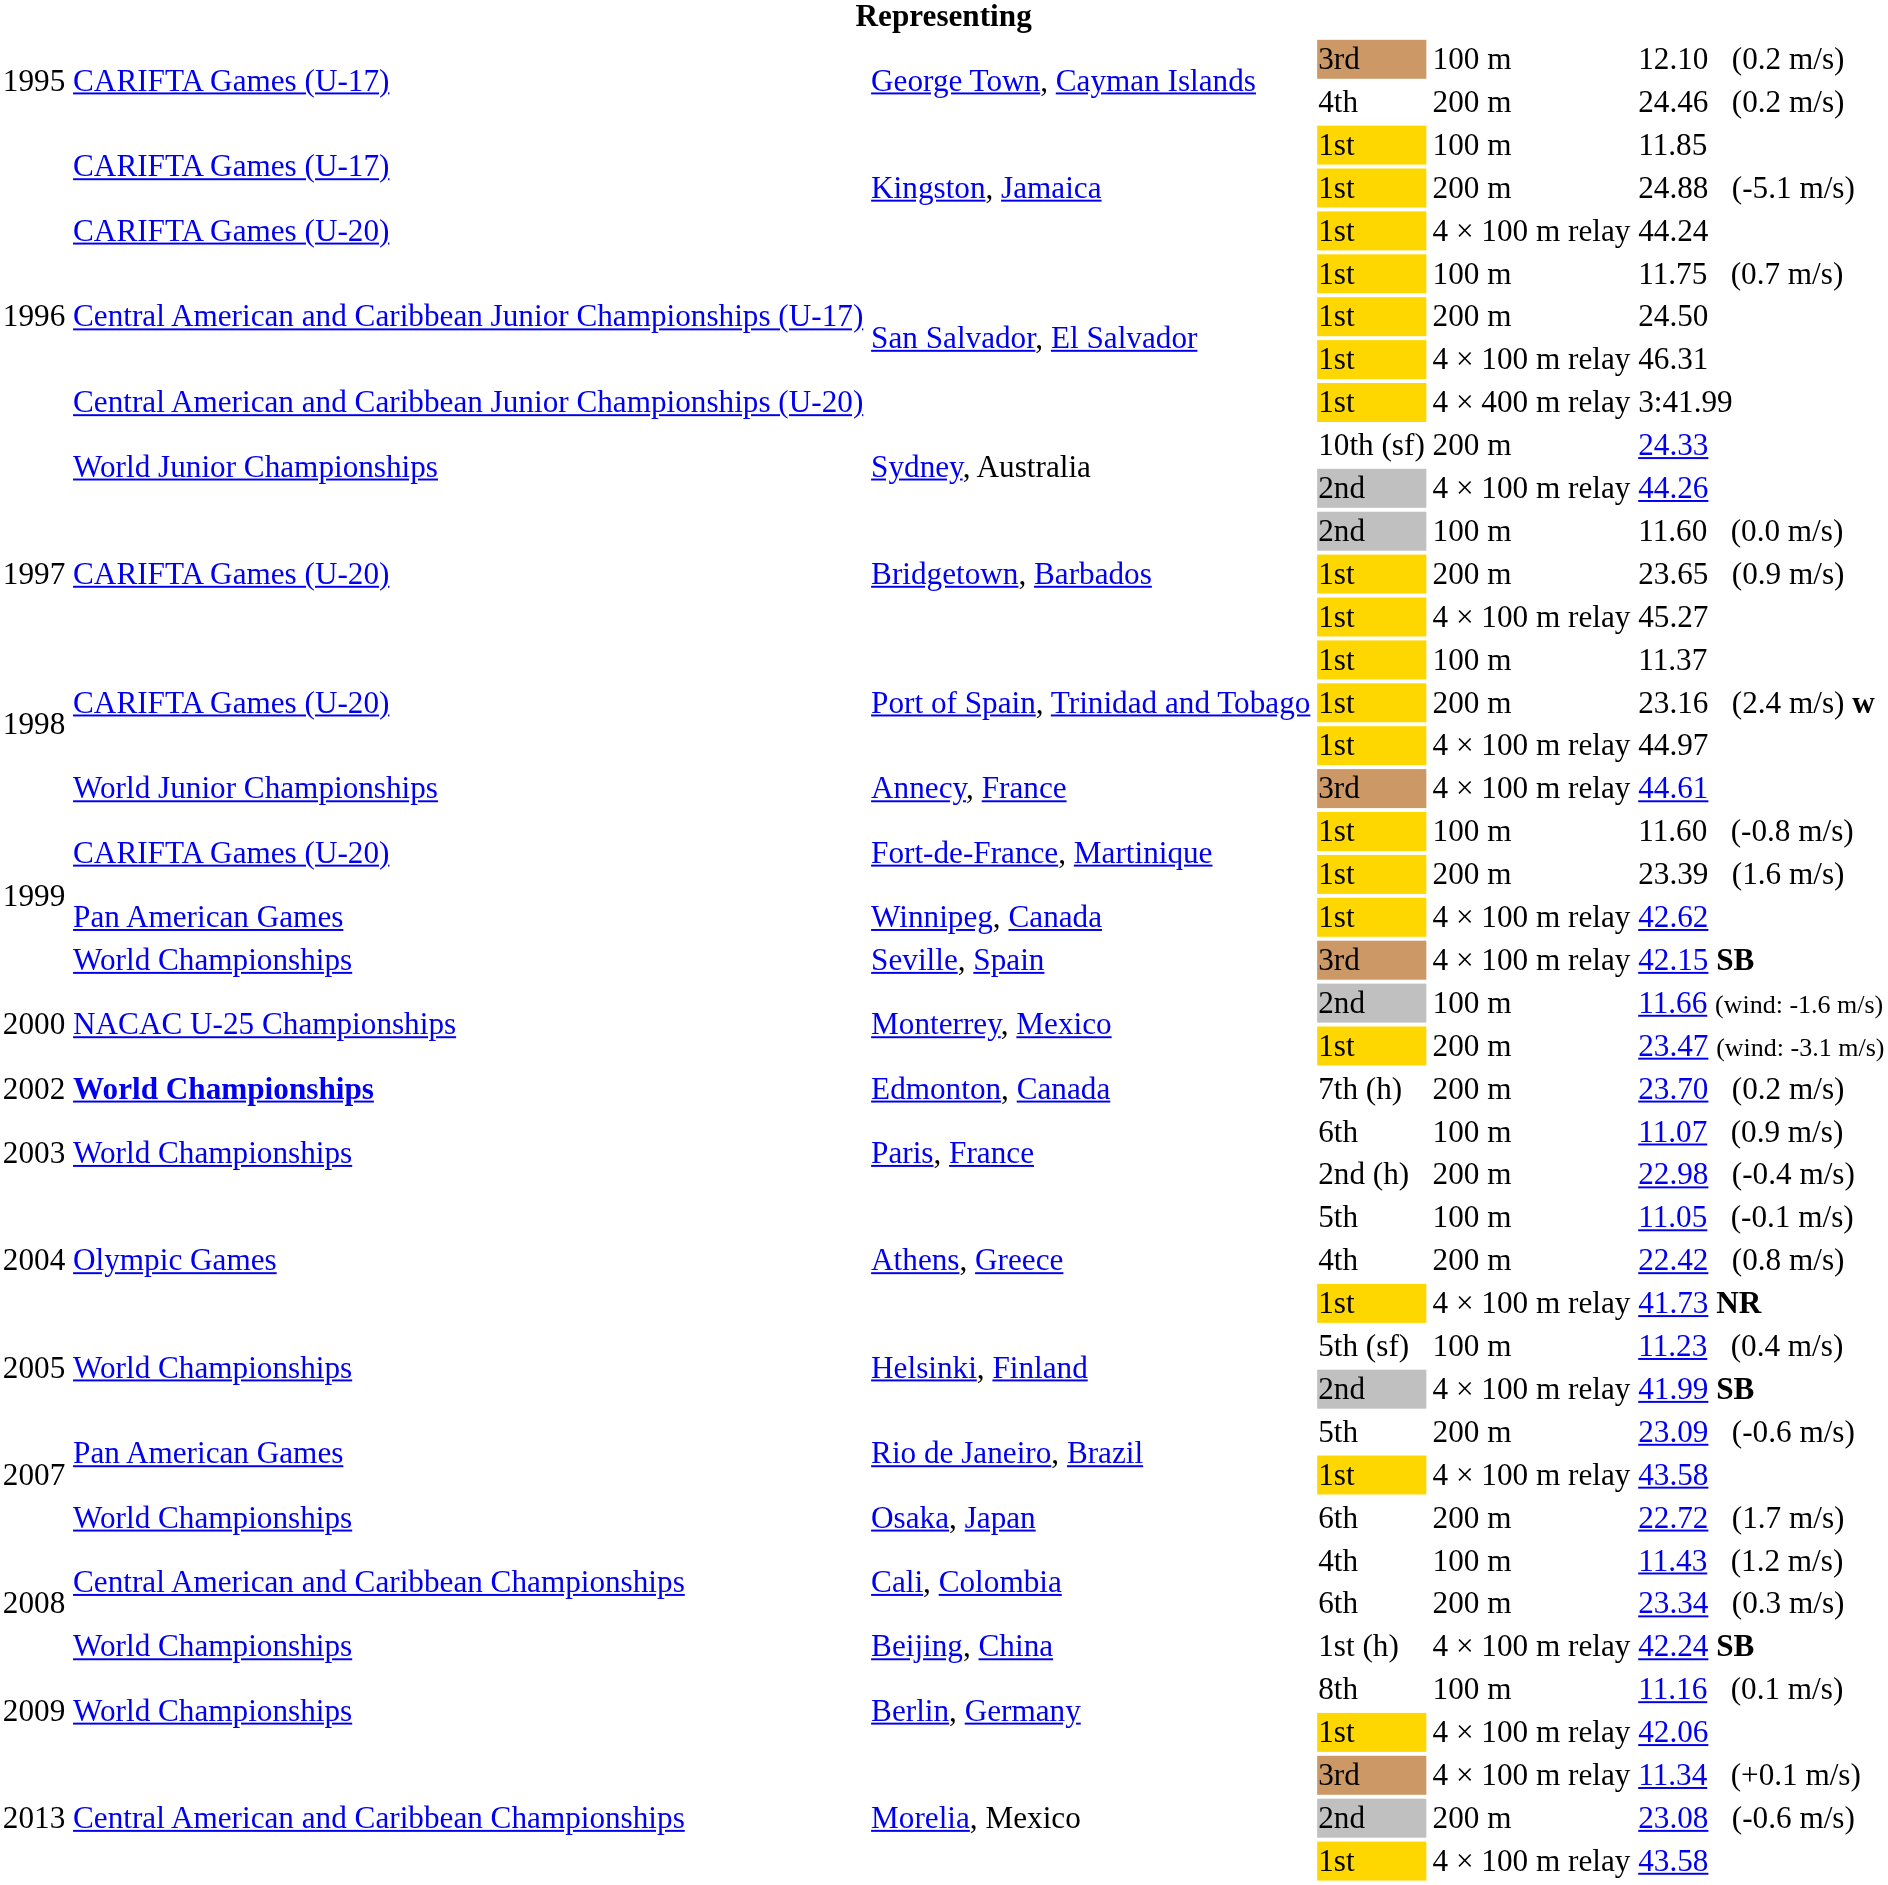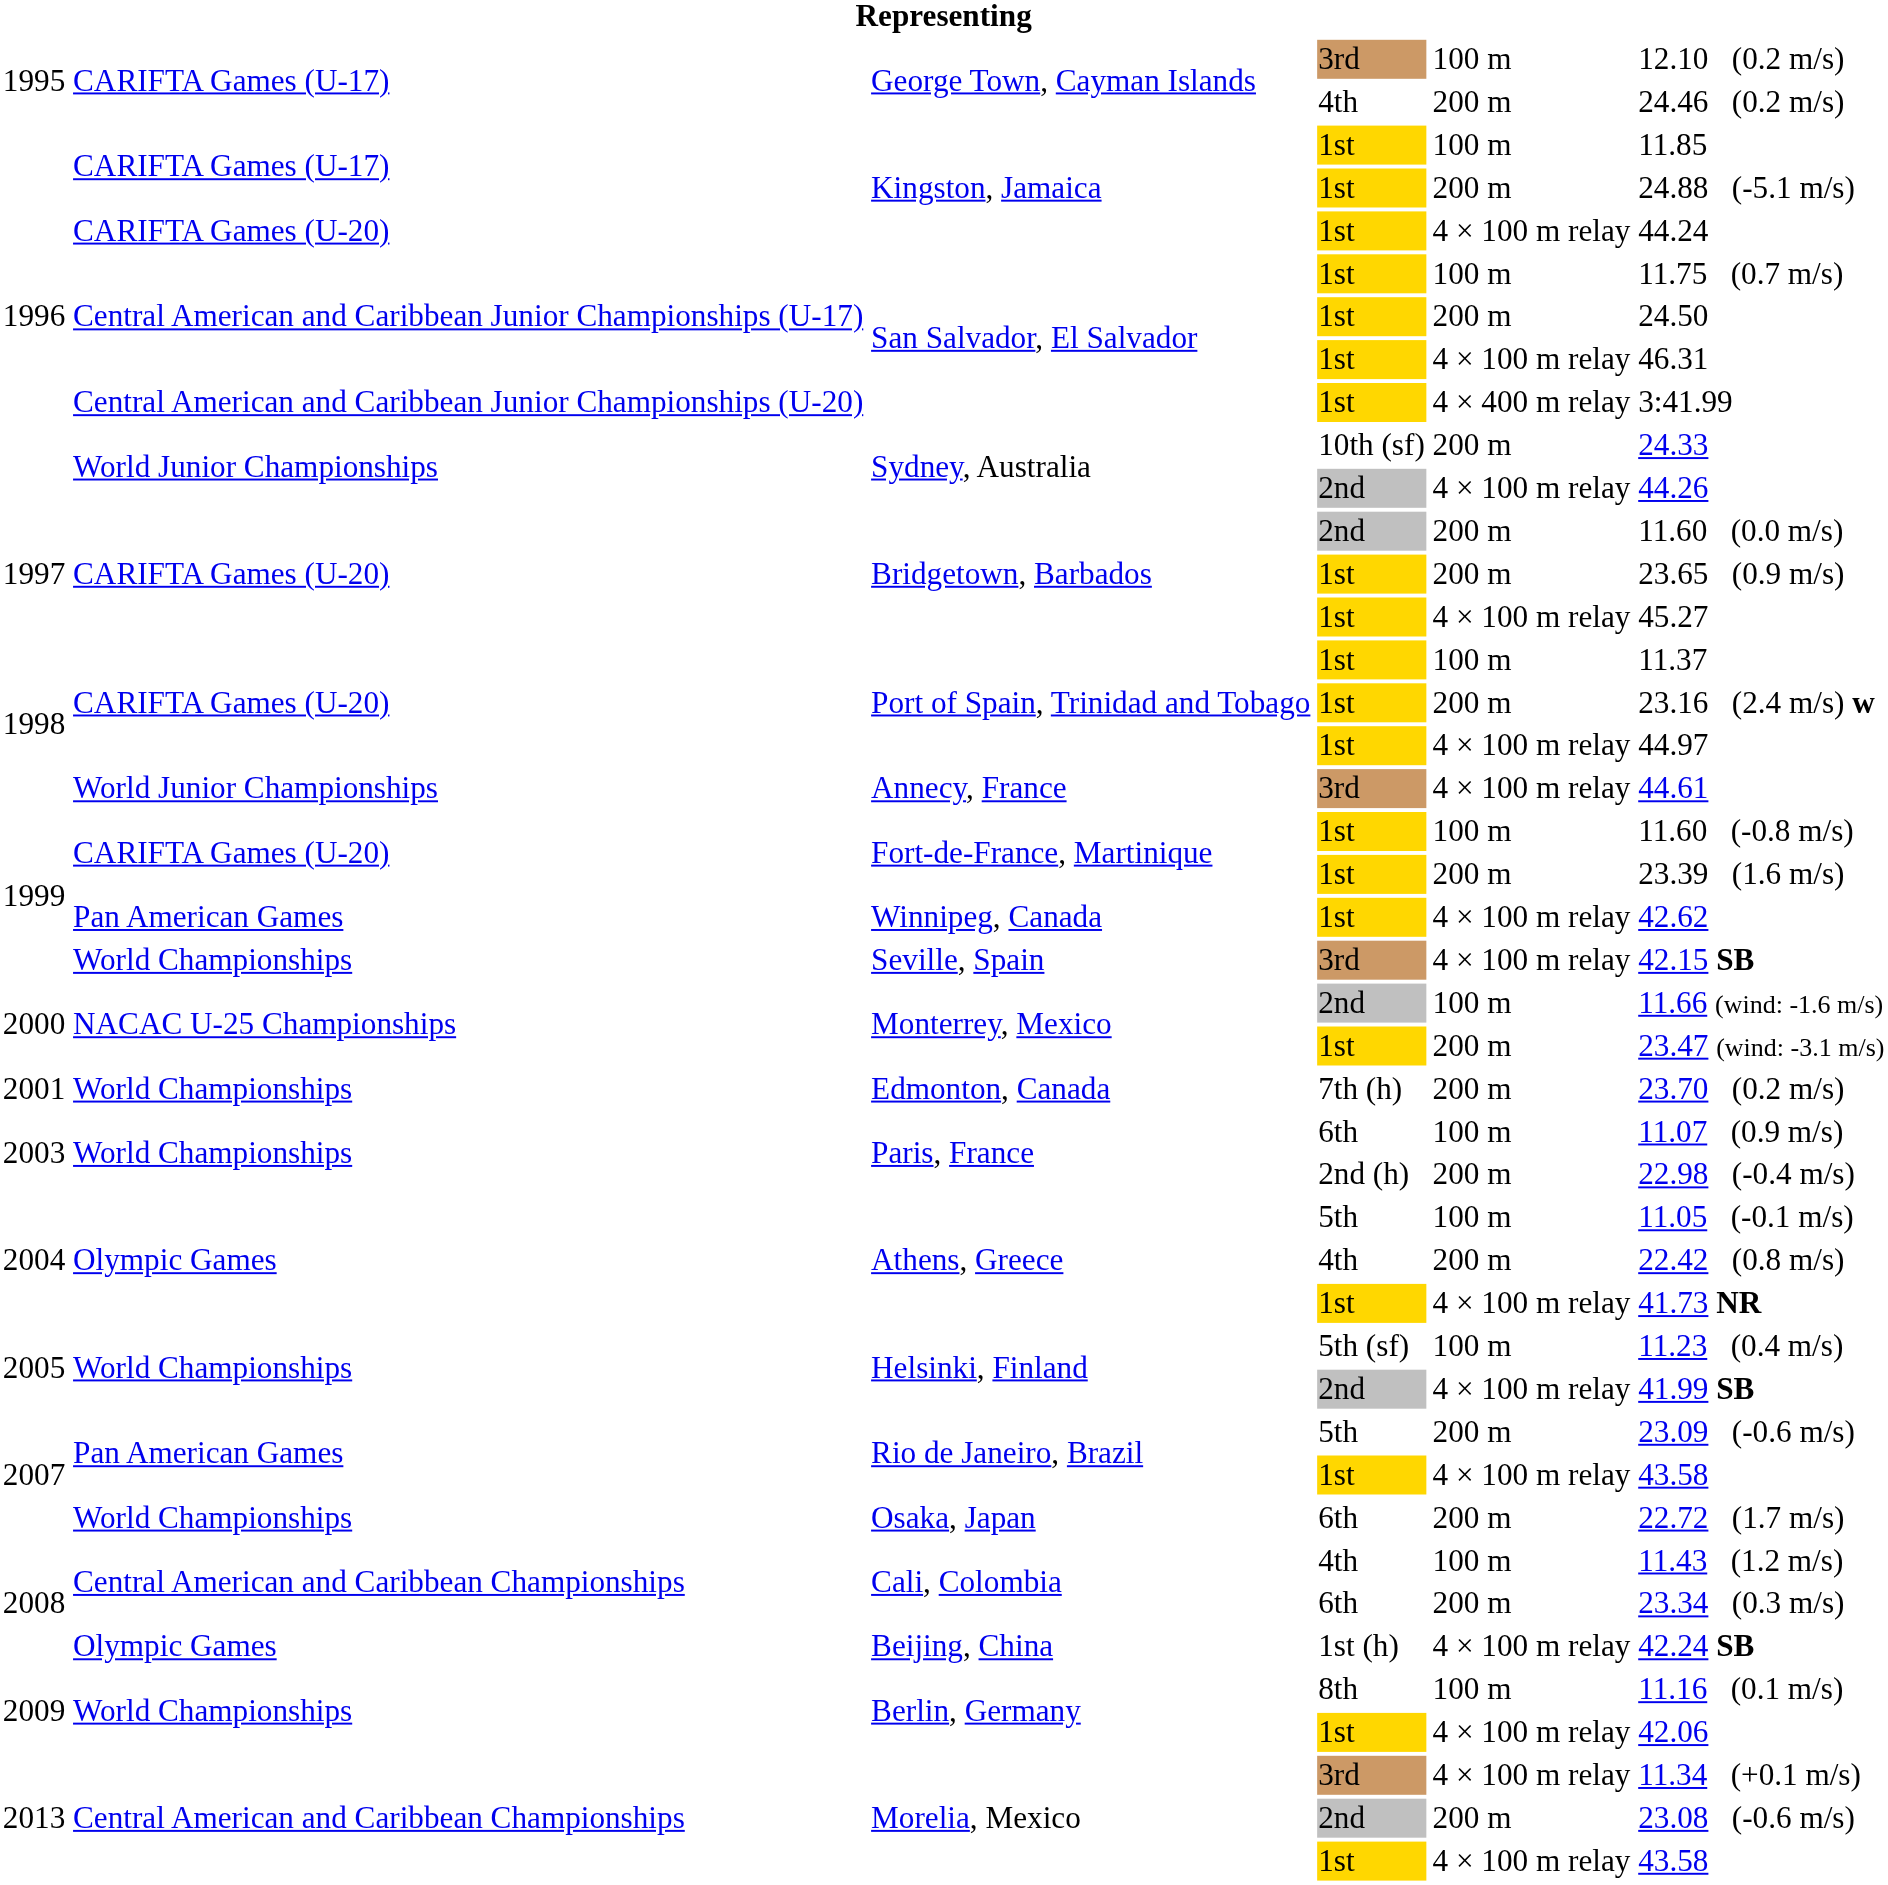(1472, 530) 100 m -> (1472, 530) 200 m
(34, 1088) 2002 -> (34, 1088) 2001
(223, 1088) bold -> (213, 1088) normal
(213, 1646) World Championships -> (175, 1646) Olympic Games
